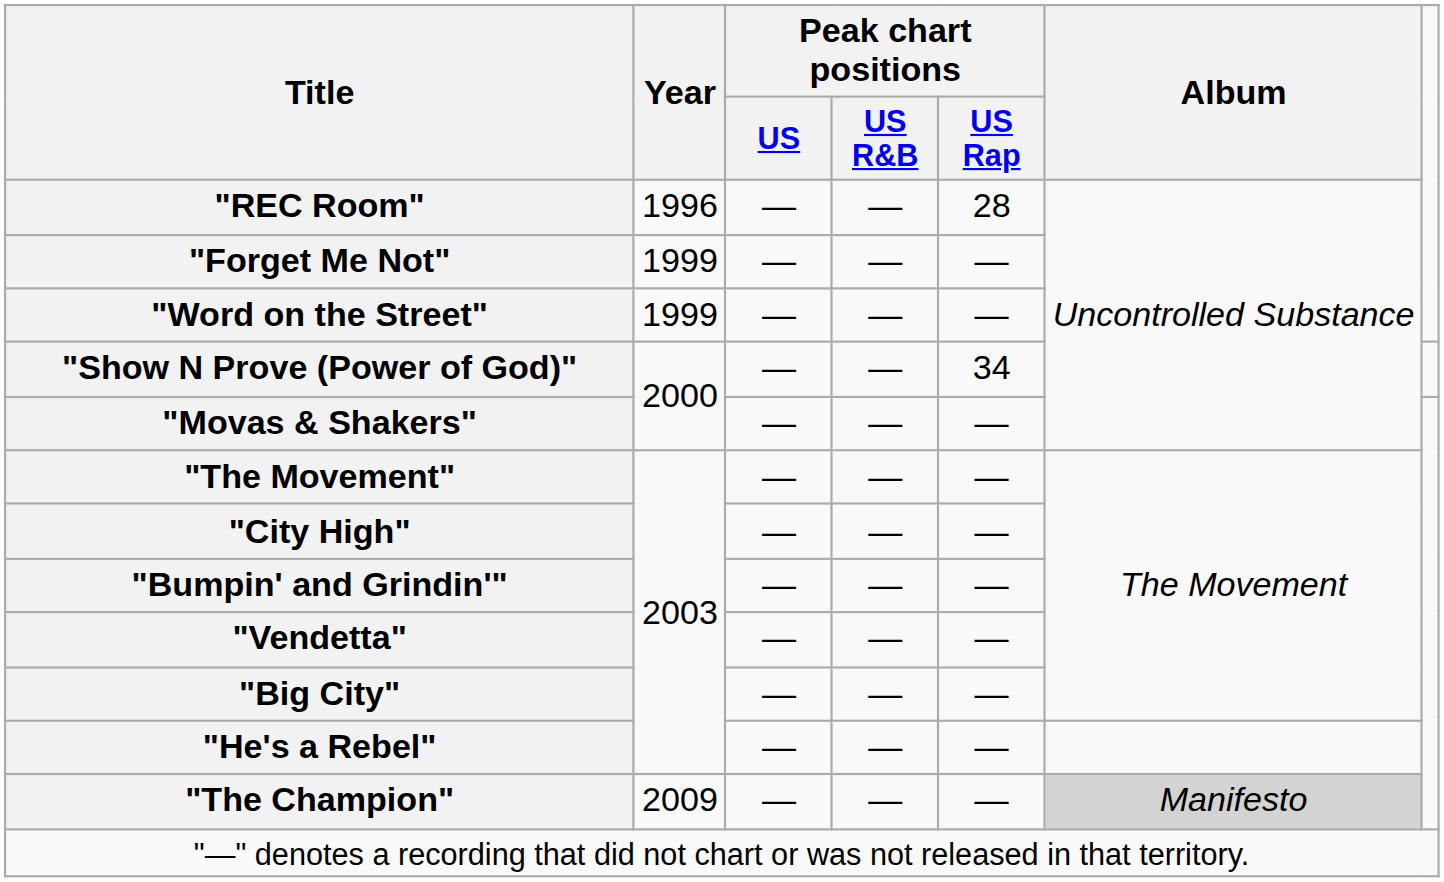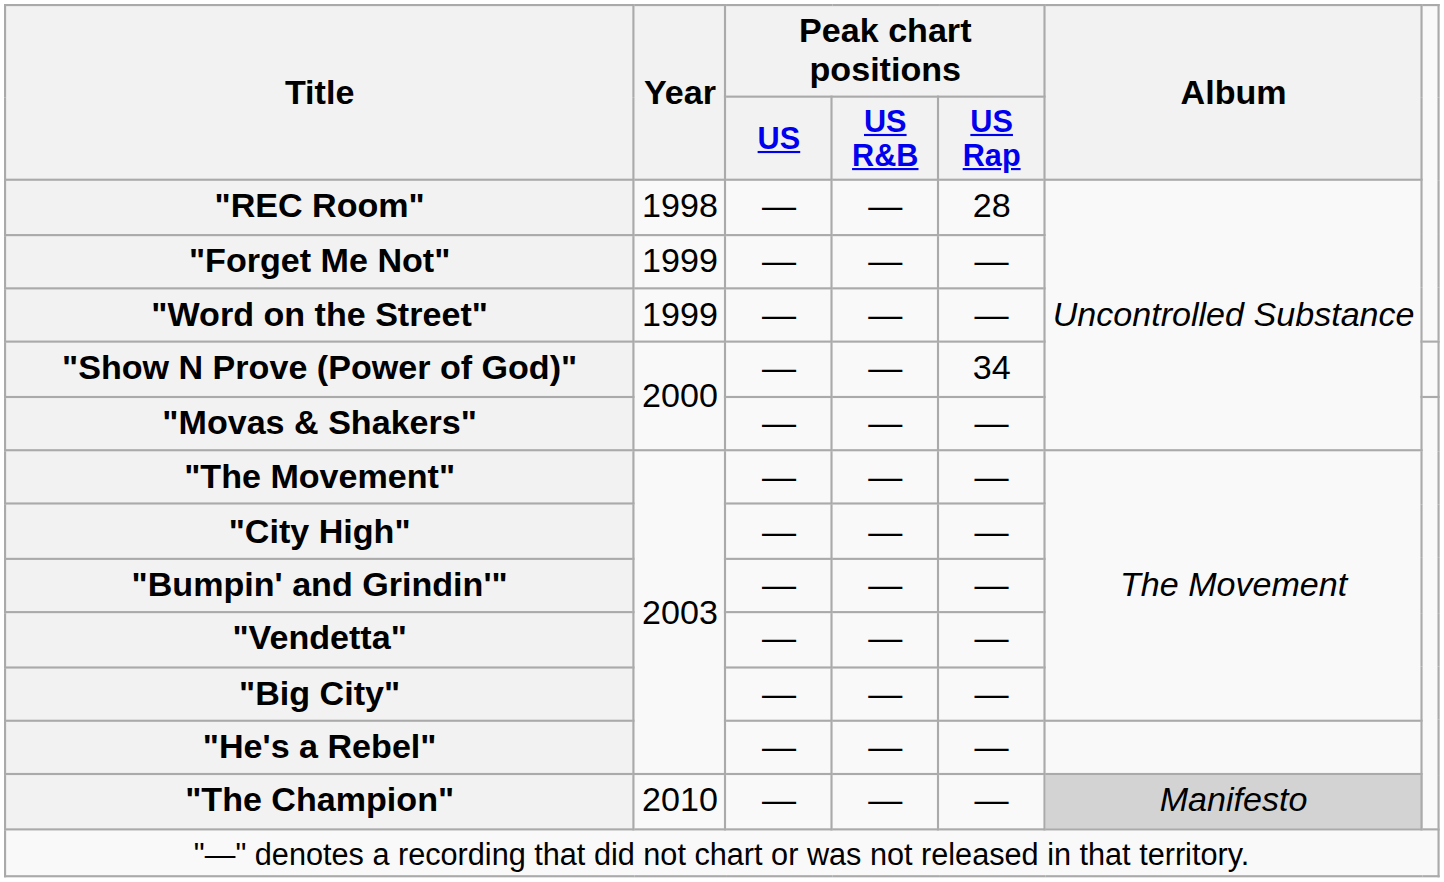(680, 206) 1996 -> (680, 206) 1998
(680, 800) 2009 -> (680, 800) 2010
